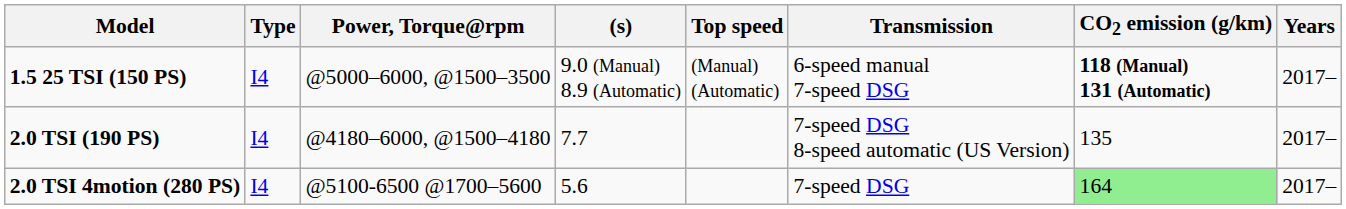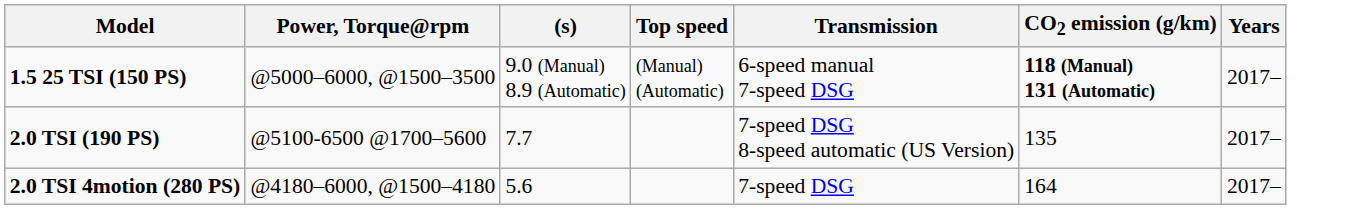- column: (273, 25)
(428, 138) @4180–6000, @1500–4180 -> (368, 138) @5100-6500 @1700–5600
(424, 186) @5100-6500 @1700–5600 -> (373, 186) @4180–6000, @1500–4180
(1096, 186) lightgreen background -> (1040, 186) no background
